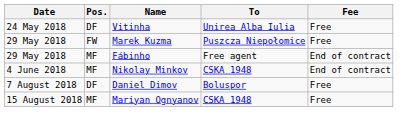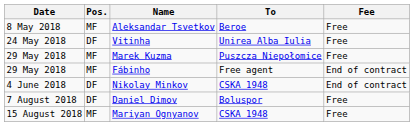+ row: (164, 26)
(92, 41) FW -> (92, 56) MF
(92, 70) MF -> (92, 85) DF
